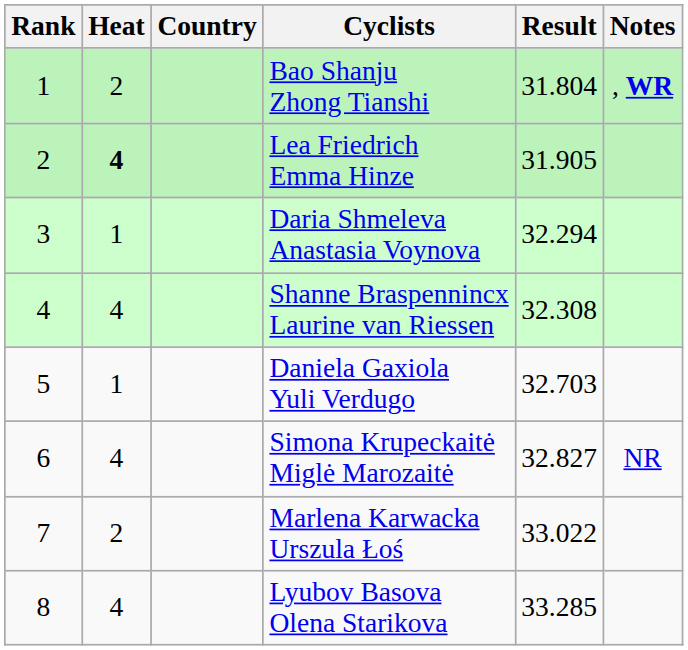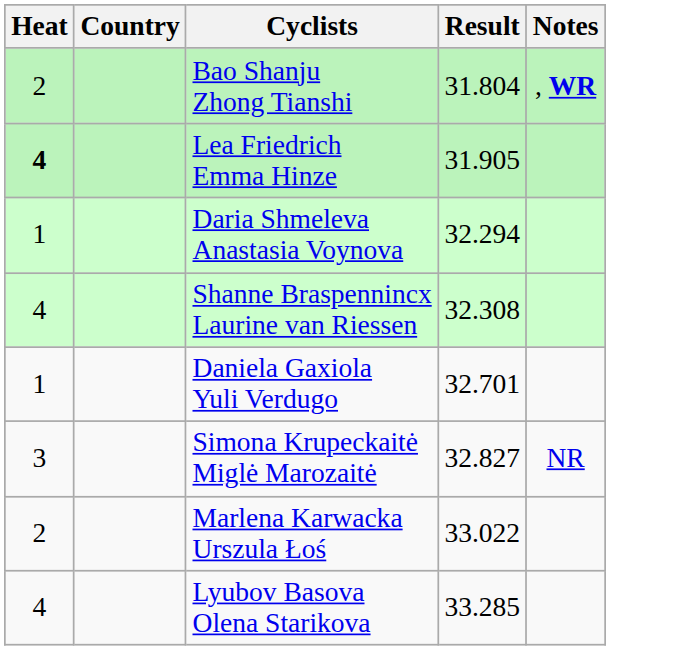- column: (43, 26)
(559, 383) 32.703 -> (482, 383) 32.701
(116, 458) 4 -> (39, 458) 3
